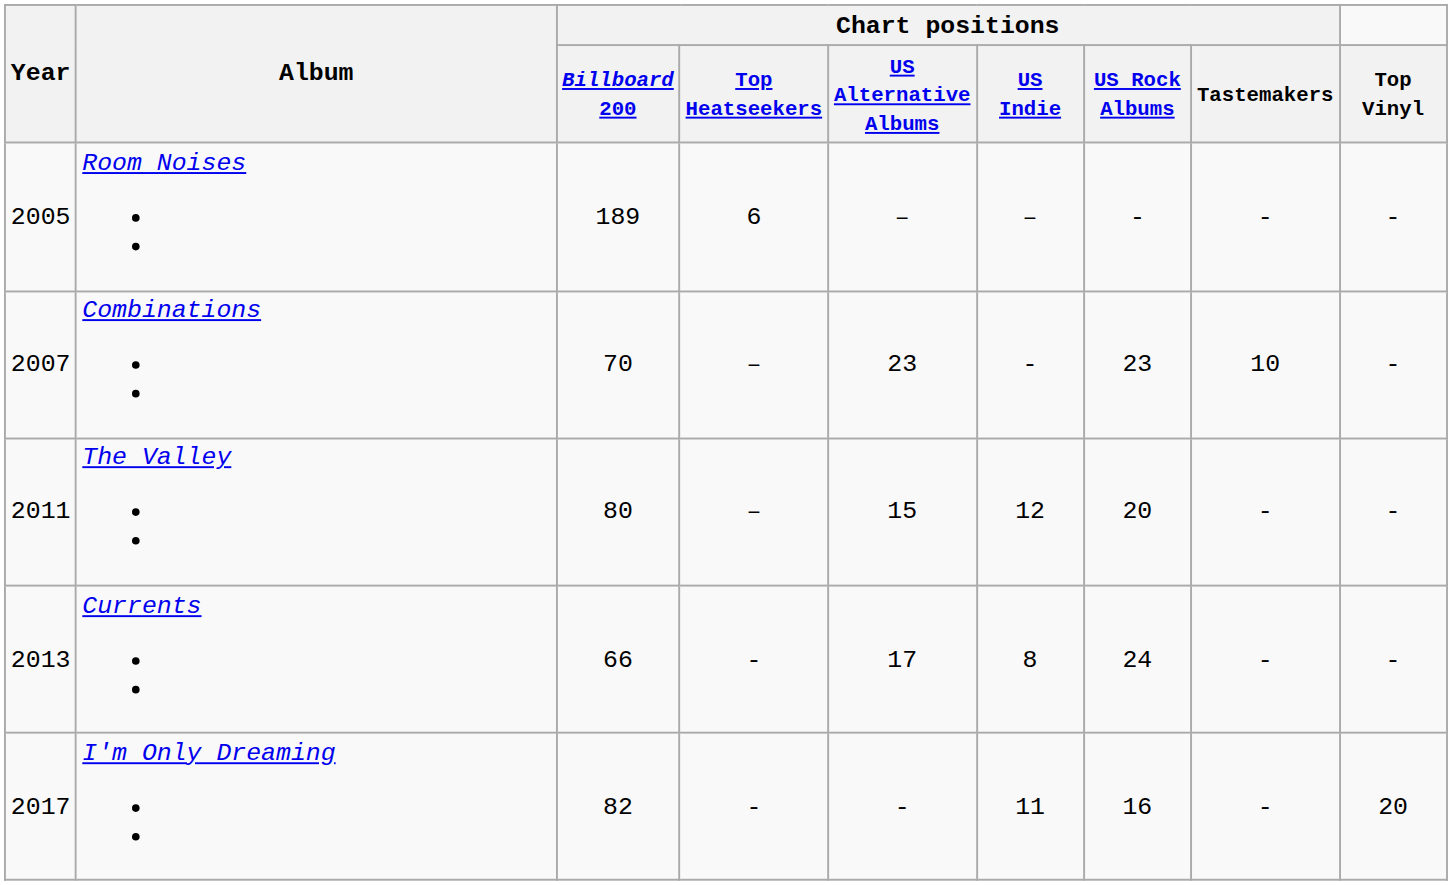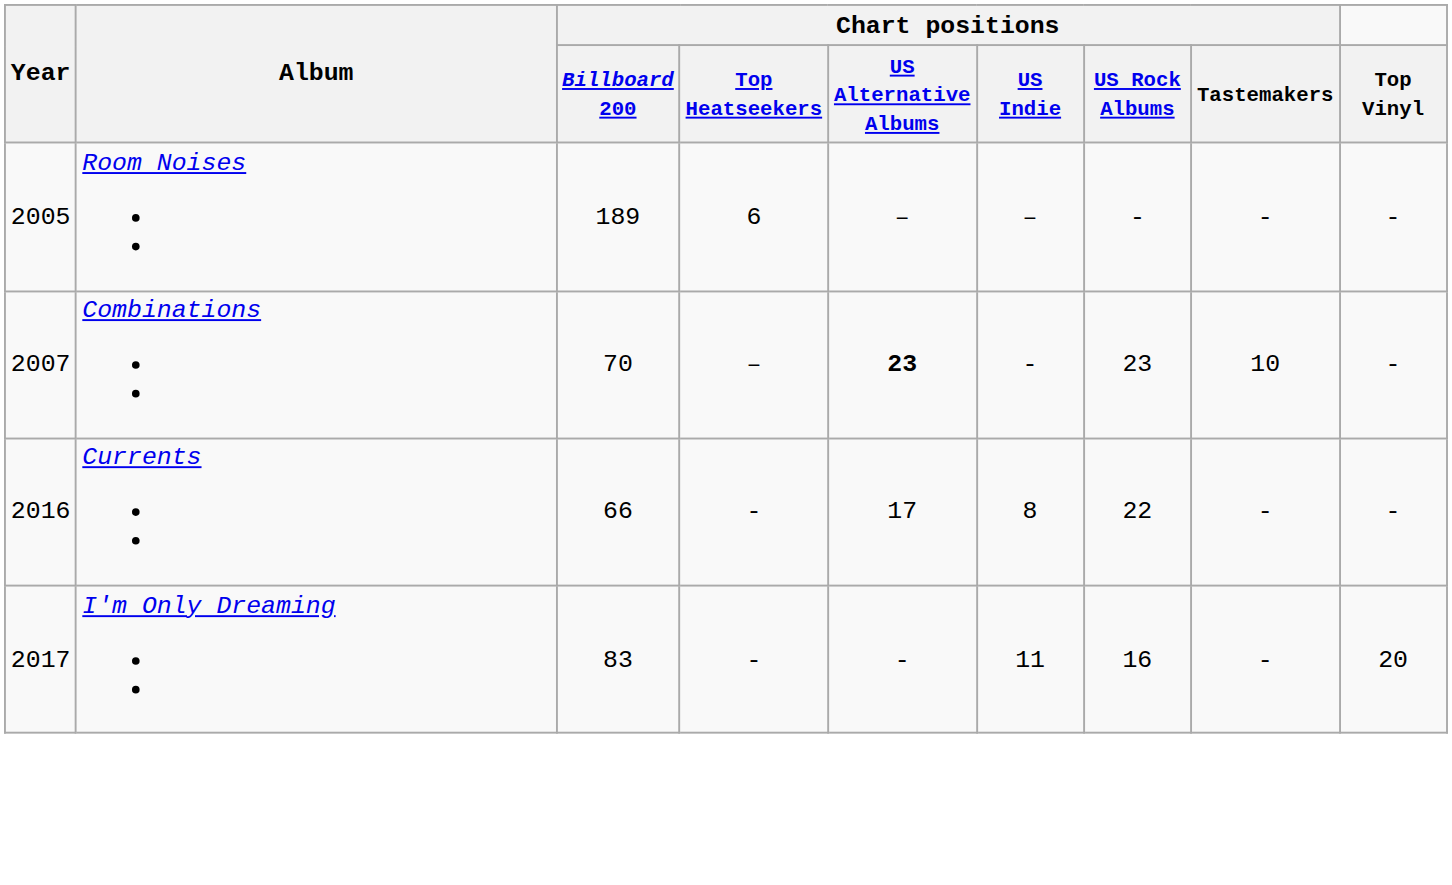(902, 364) normal -> (902, 364) bold
- row: (316, 499)
(41, 659) 2013 -> (41, 512) 2016
(1137, 659) 24 -> (1137, 512) 22
(618, 807) 82 -> (618, 659) 83
